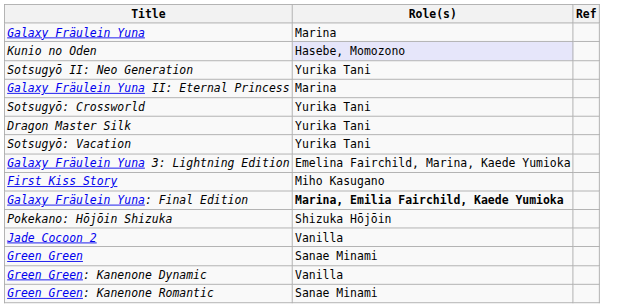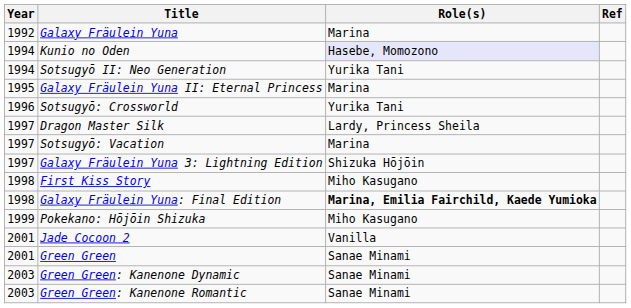+ column: (21, 14)
(333, 126) Yurika Tani -> (404, 126) Lardy, Princess Sheila
(333, 144) Yurika Tani -> (349, 144) Marina
(433, 163) Emelina Fairchild, Marina, Kaede Yumioka -> (376, 163) Shizuka Hōjōin
(343, 219) Shizuka Hōjōin -> (373, 219) Miho Kasugano
(319, 275) Vanilla -> (369, 275) Sanae Minami
